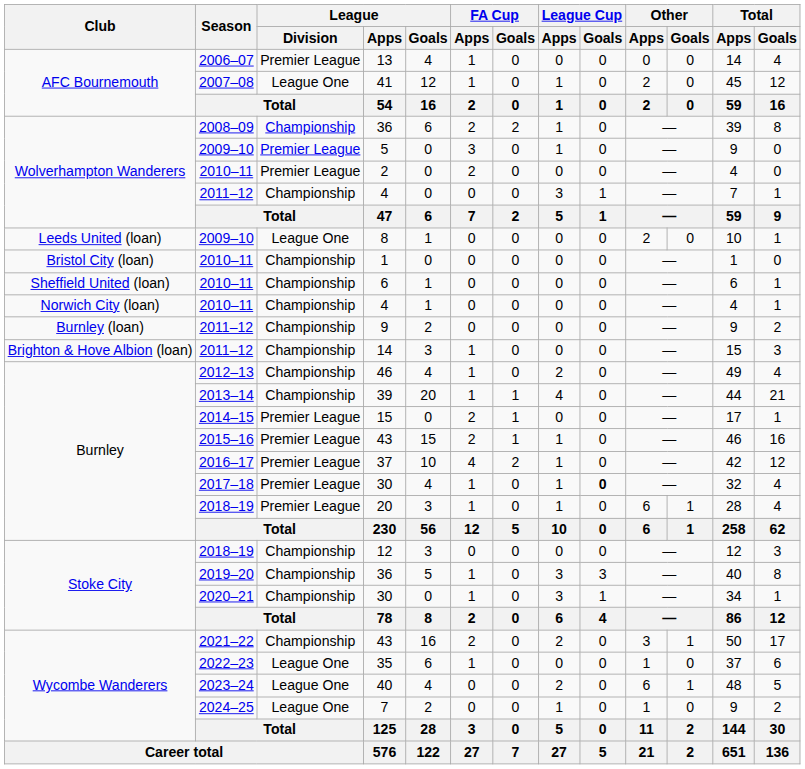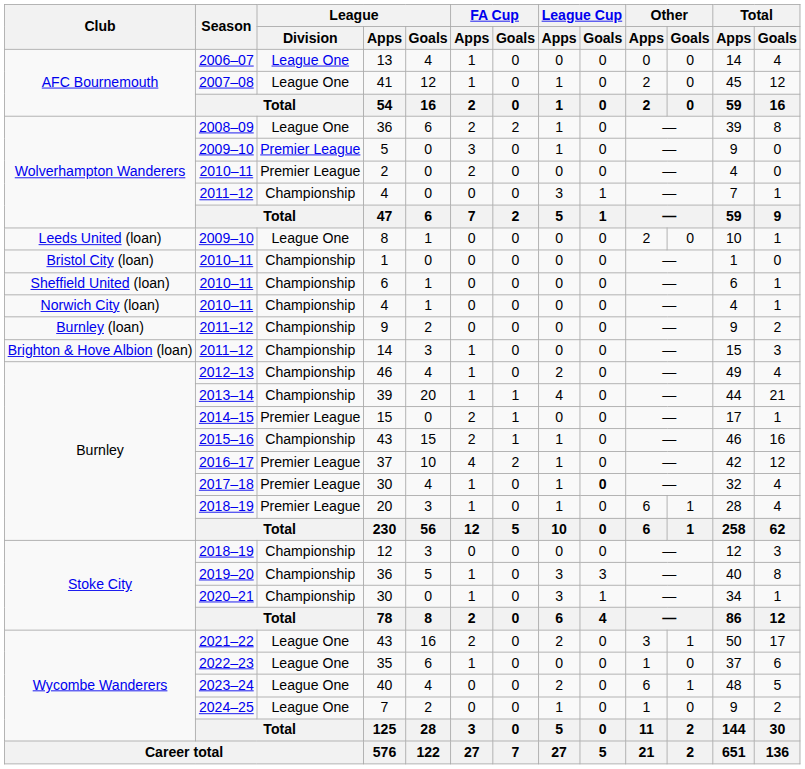(310, 60) Premier League -> (310, 60) League One
(310, 127) Championship -> (310, 127) League One
(310, 439) Premier League -> (310, 439) Championship
(310, 640) Championship -> (310, 640) League One
